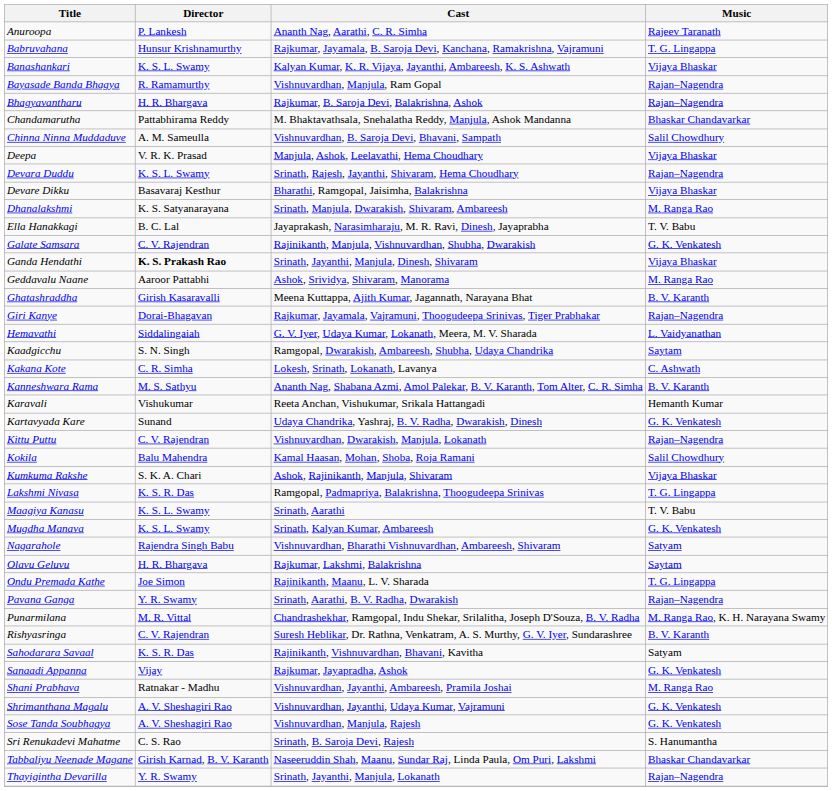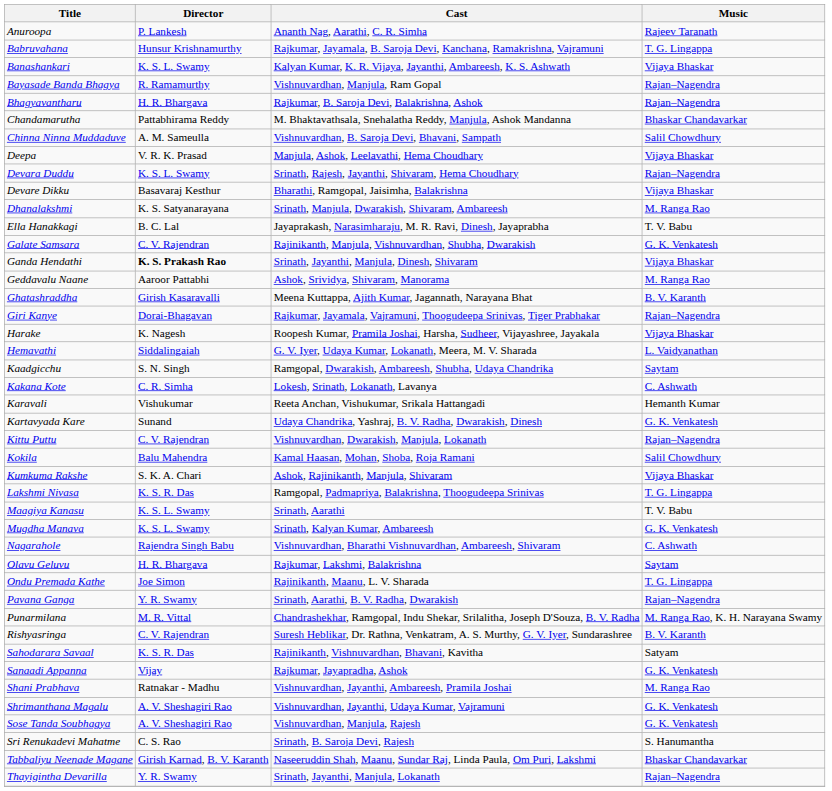+ row: (24, 333)
- row: (53, 386)
(665, 546) Satyam -> (671, 546) C. Ashwath
